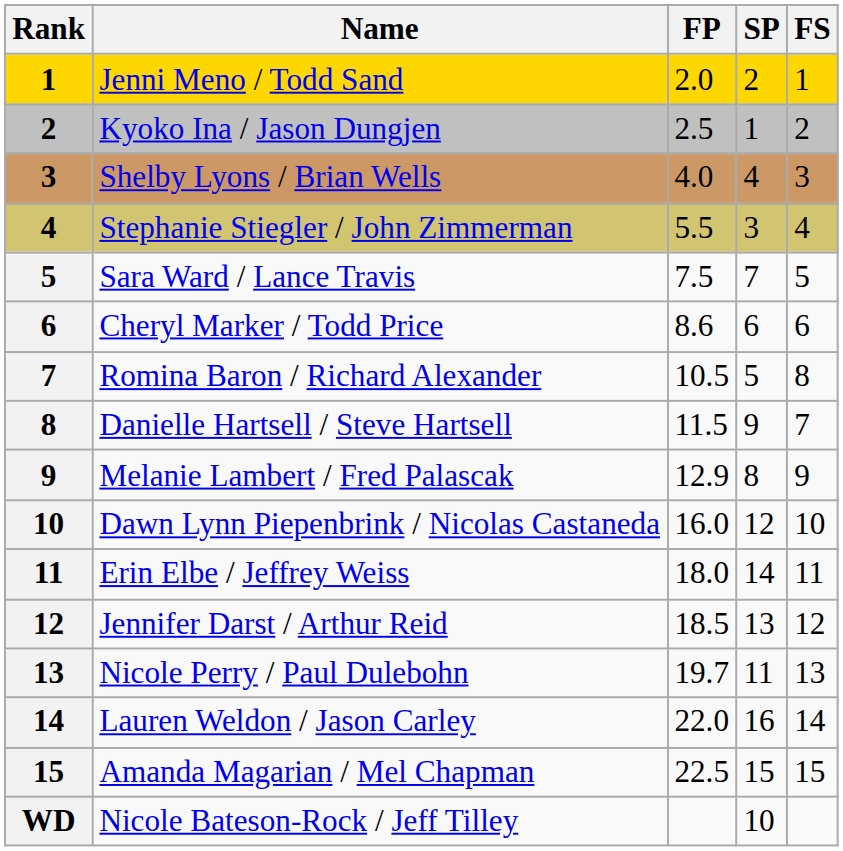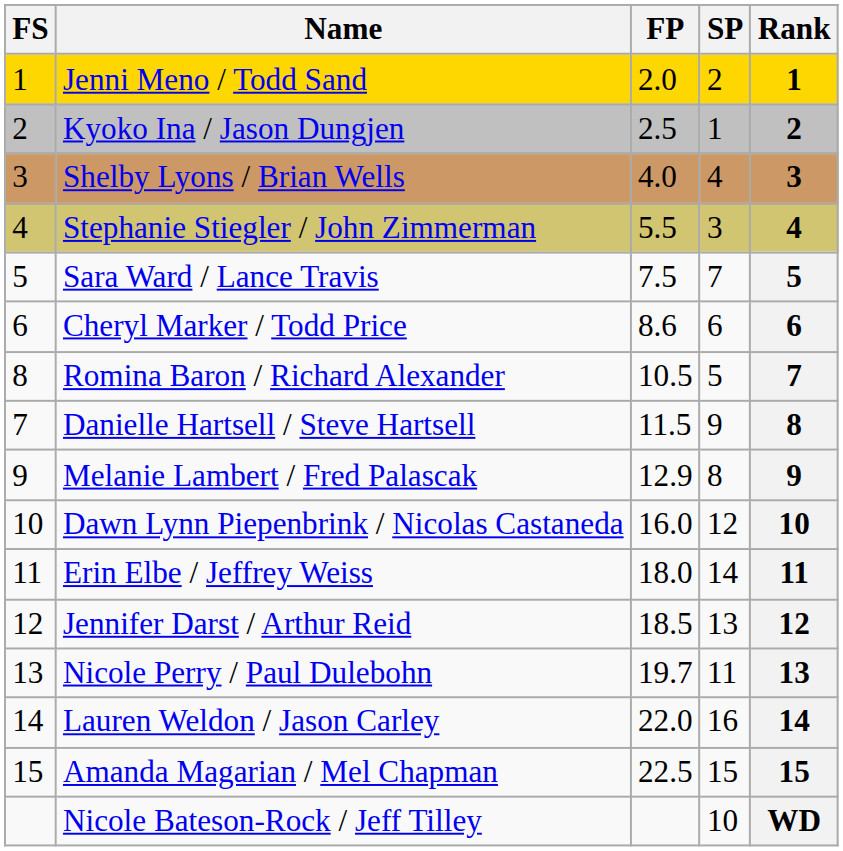columns swapped: (49, 29) <-> (812, 29)
